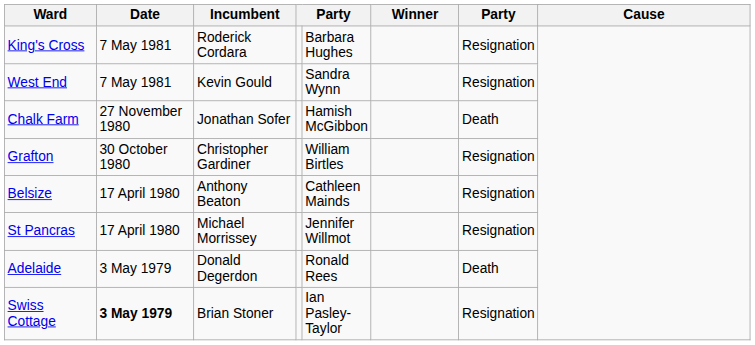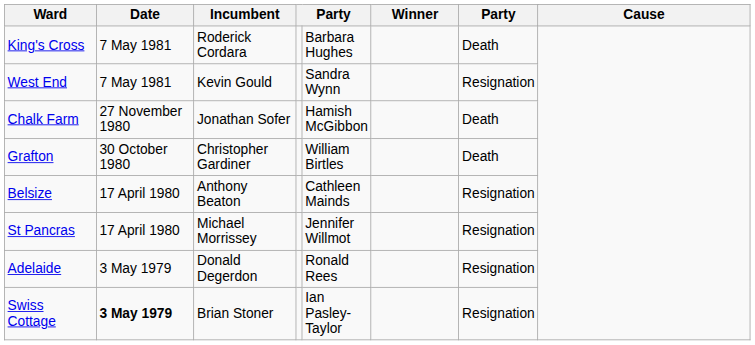(498, 44) Resignation -> (480, 44) Death
(498, 156) Resignation -> (480, 156) Death
(480, 268) Death -> (498, 268) Resignation
